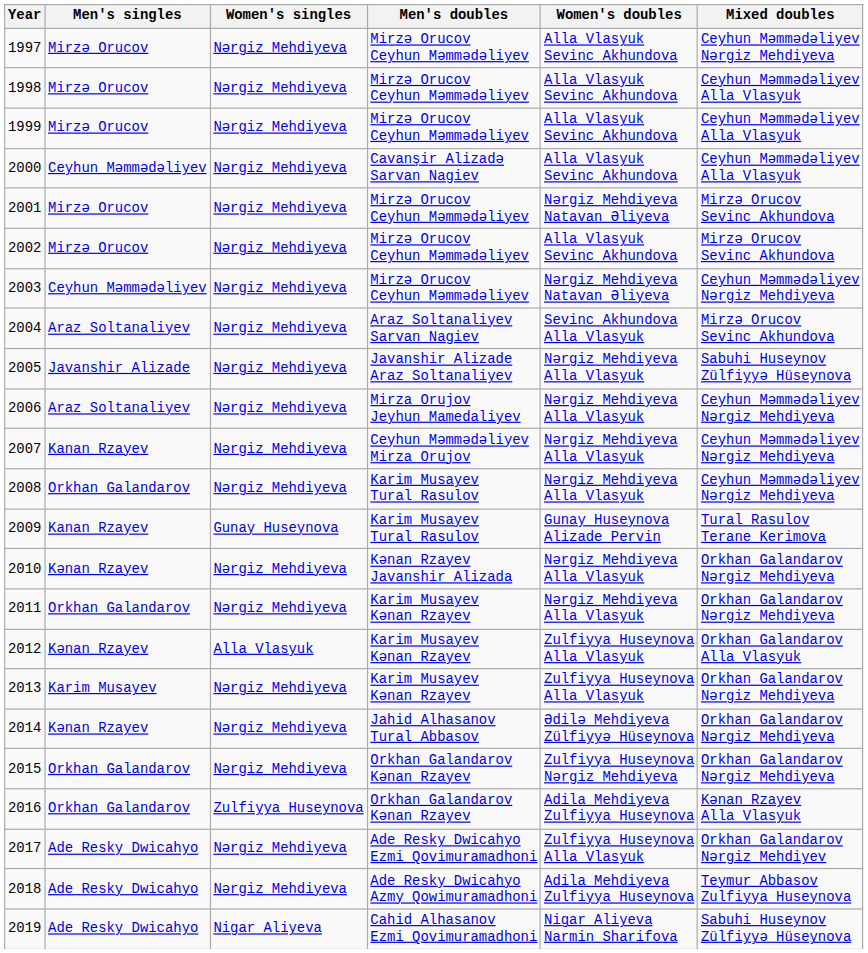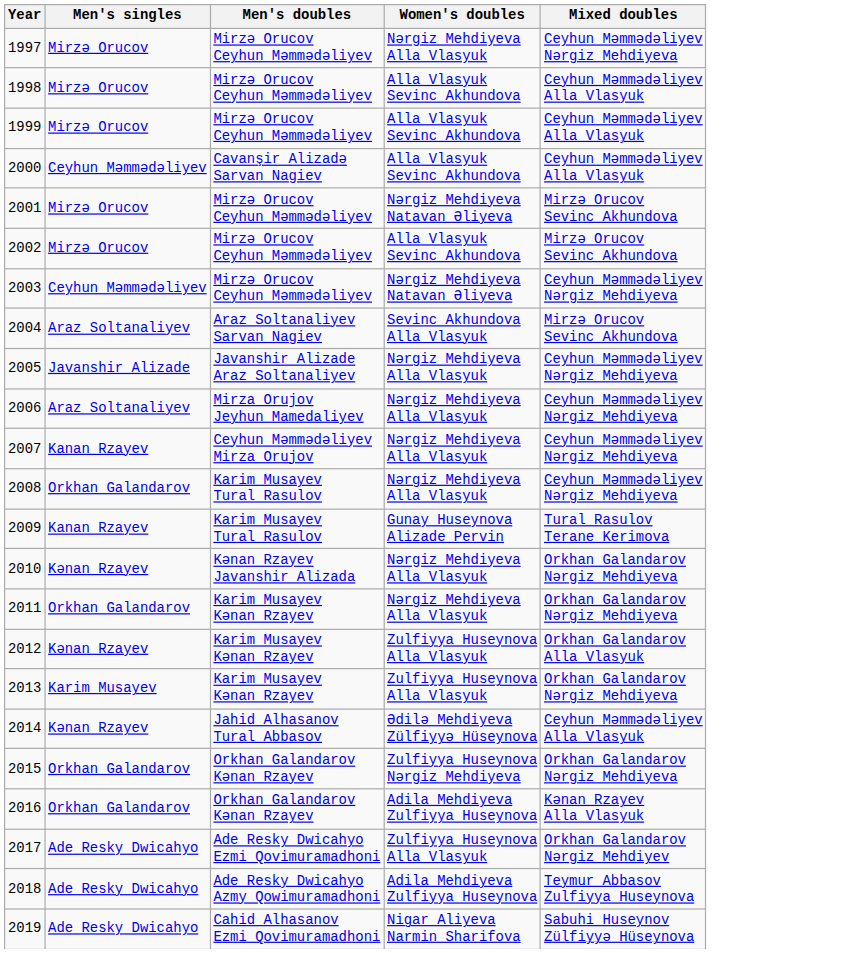- column: (289, 16)
(611, 48) Alla Vlasyuk Sevinc Akhundova -> (454, 48) Nərgiz Mehdiyeva Alla Vlasyuk
(776, 368) Sabuhi Huseynov Zülfiyyə Hüseynova -> (623, 368) Ceyhun Məmmədəliyev Nərgiz Mehdiyeva
(772, 729) Orkhan Galandarov Nərgiz Mehdiyeva -> (623, 729) Ceyhun Məmmədəliyev Alla Vlasyuk
